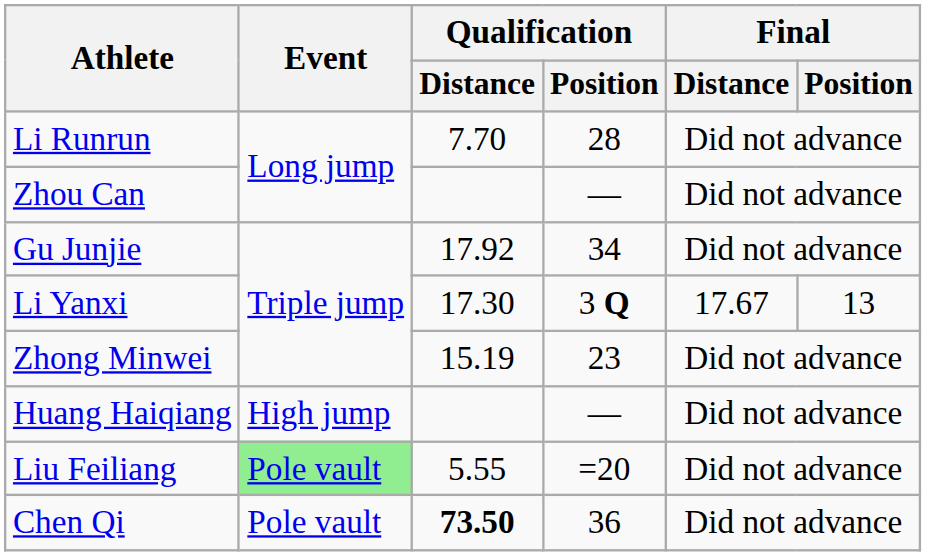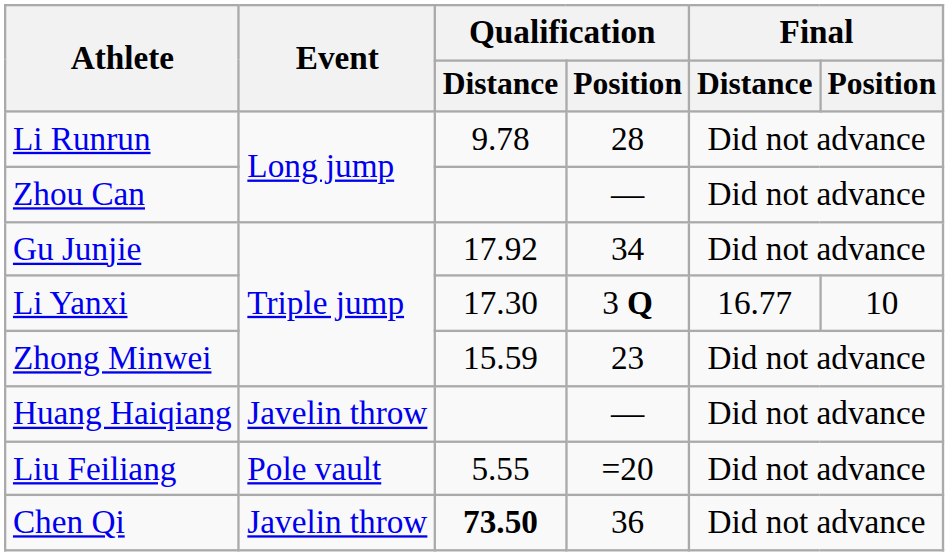(477, 139) 7.70 -> (500, 139) 9.78
(731, 303) 17.67 -> (755, 303) 16.77
(859, 303) 13 -> (882, 303) 10
(477, 358) 15.19 -> (500, 358) 15.59
(319, 413) High jump -> (337, 413) Javelin throw
(314, 468) lightgreen background -> (314, 468) no background
(314, 523) Pole vault -> (337, 523) Javelin throw
